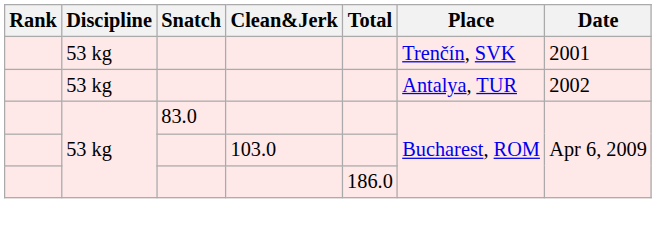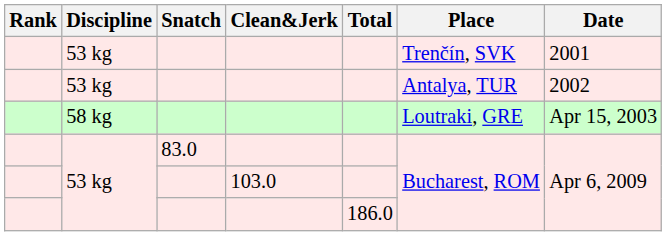+ row: (89, 117)
